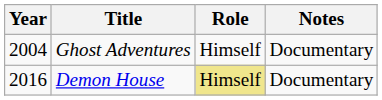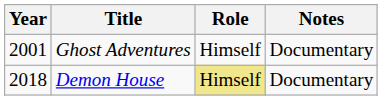(28, 49) 2004 -> (28, 49) 2001
(28, 79) 2016 -> (28, 79) 2018
